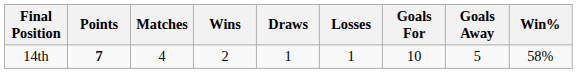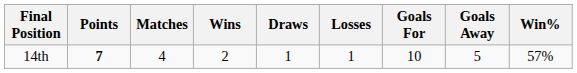(540, 56) 58% -> (540, 56) 57%
